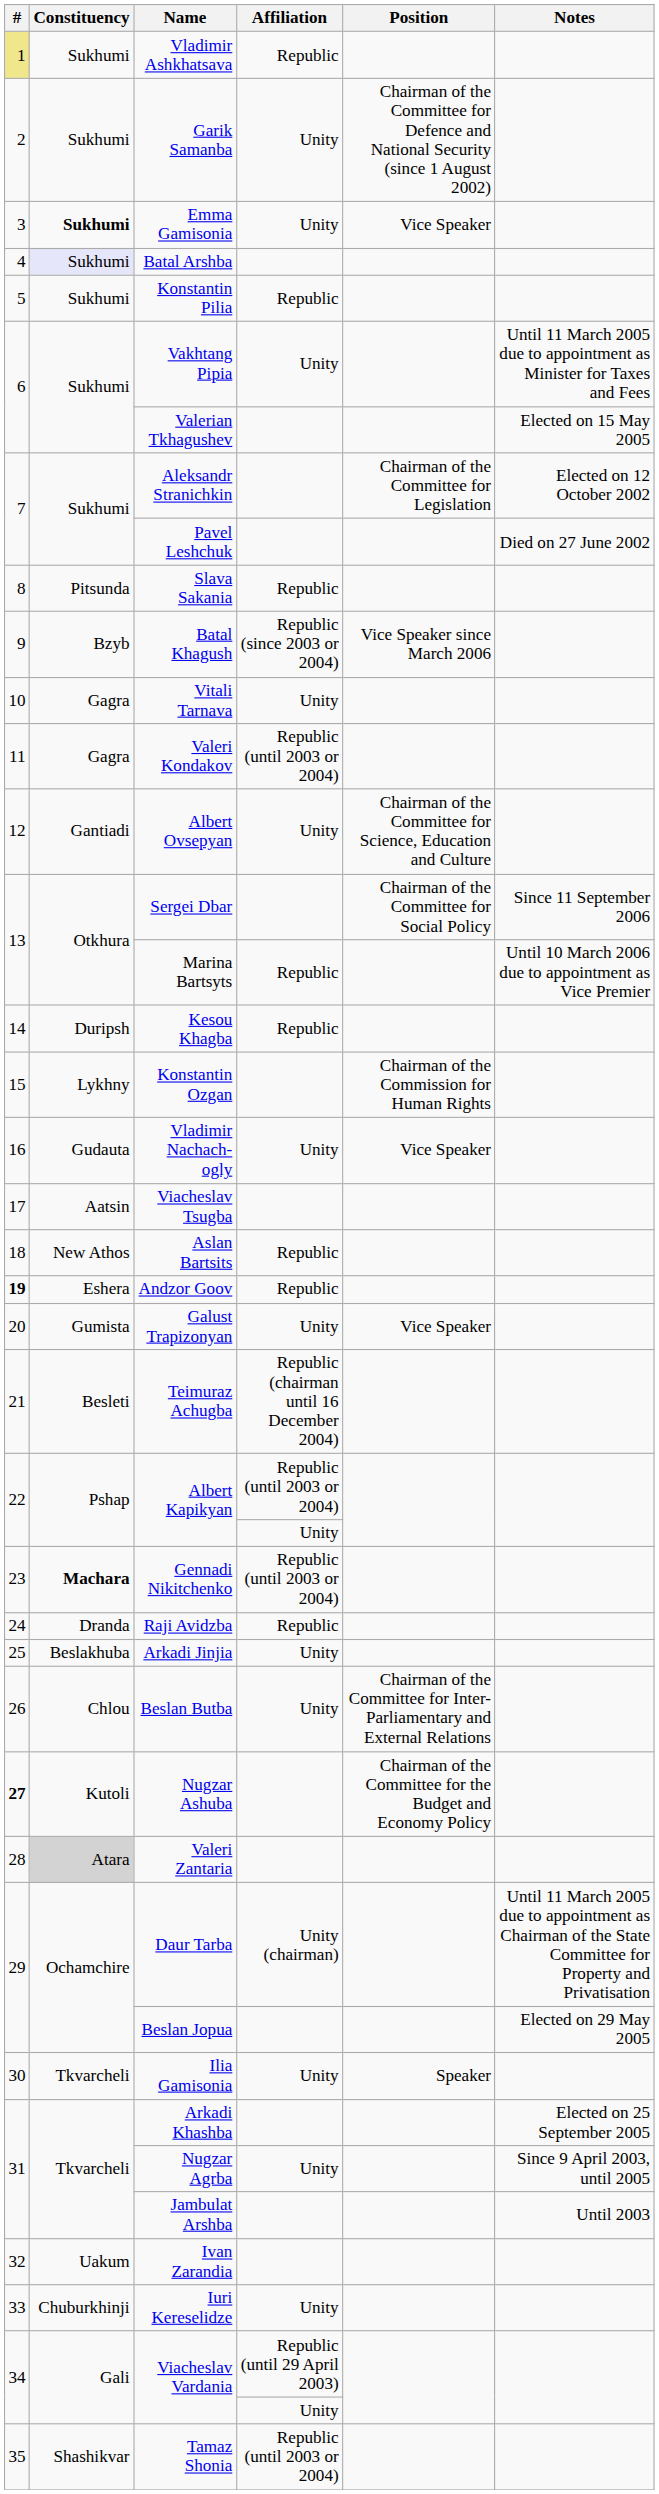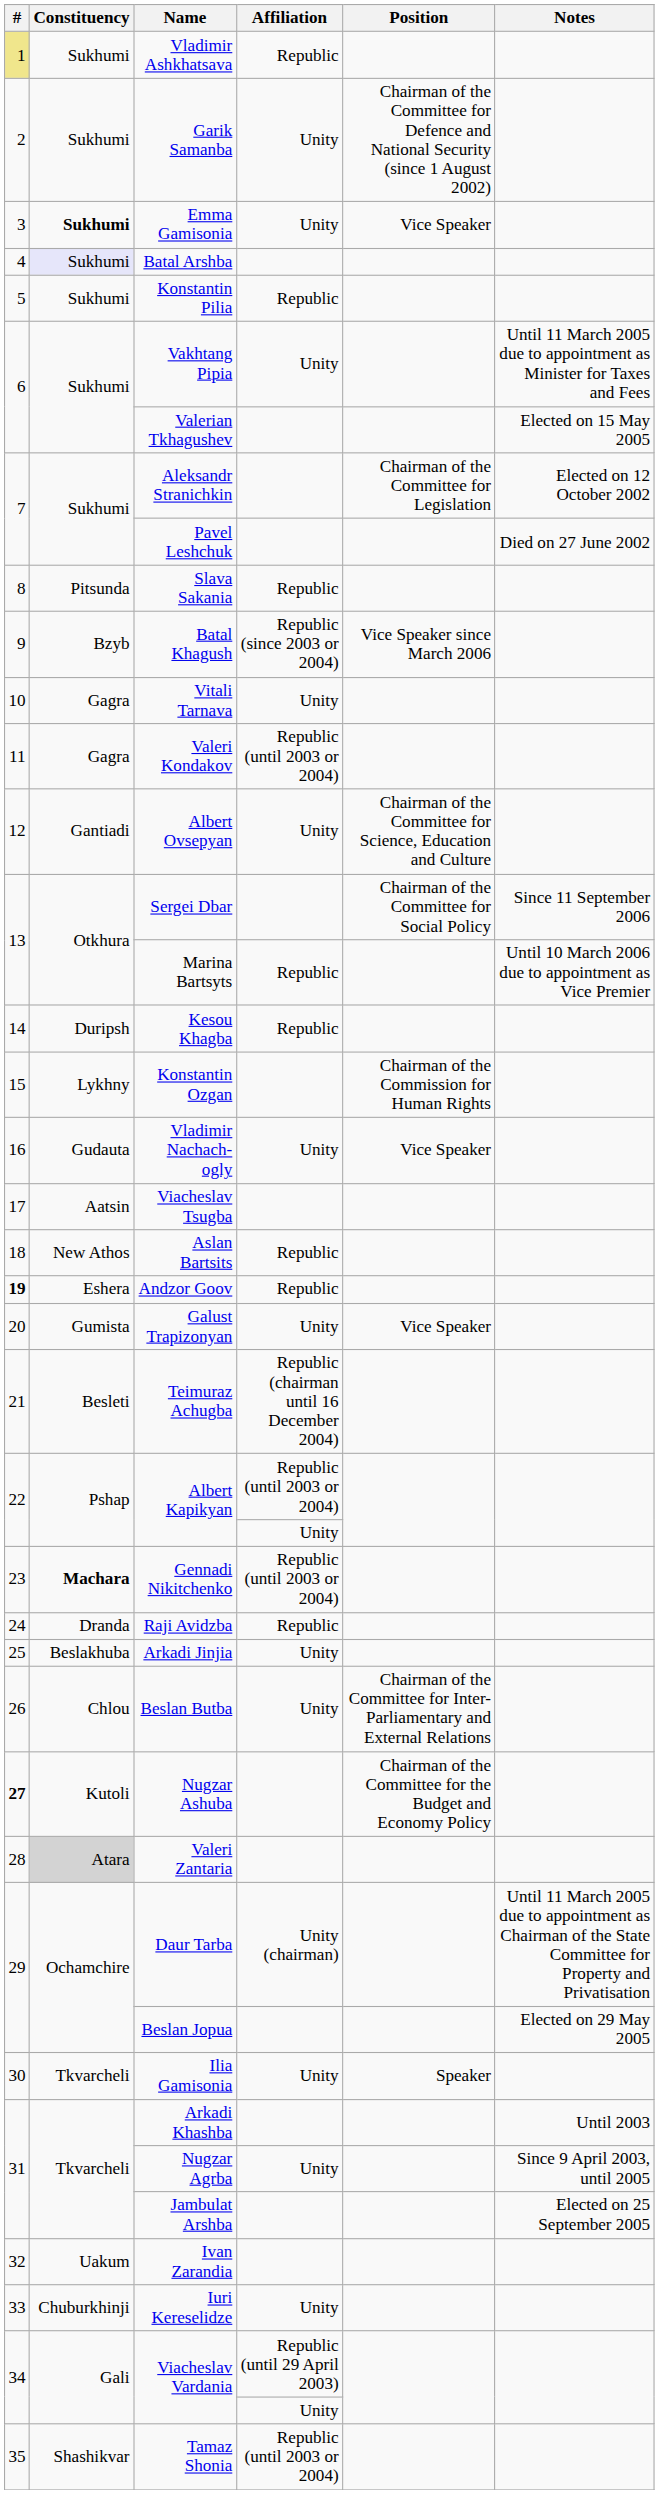(594, 2122) Elected on 25 September 2005 -> (613, 2122) Until 2003
(613, 2215) Until 2003 -> (594, 2215) Elected on 25 September 2005
